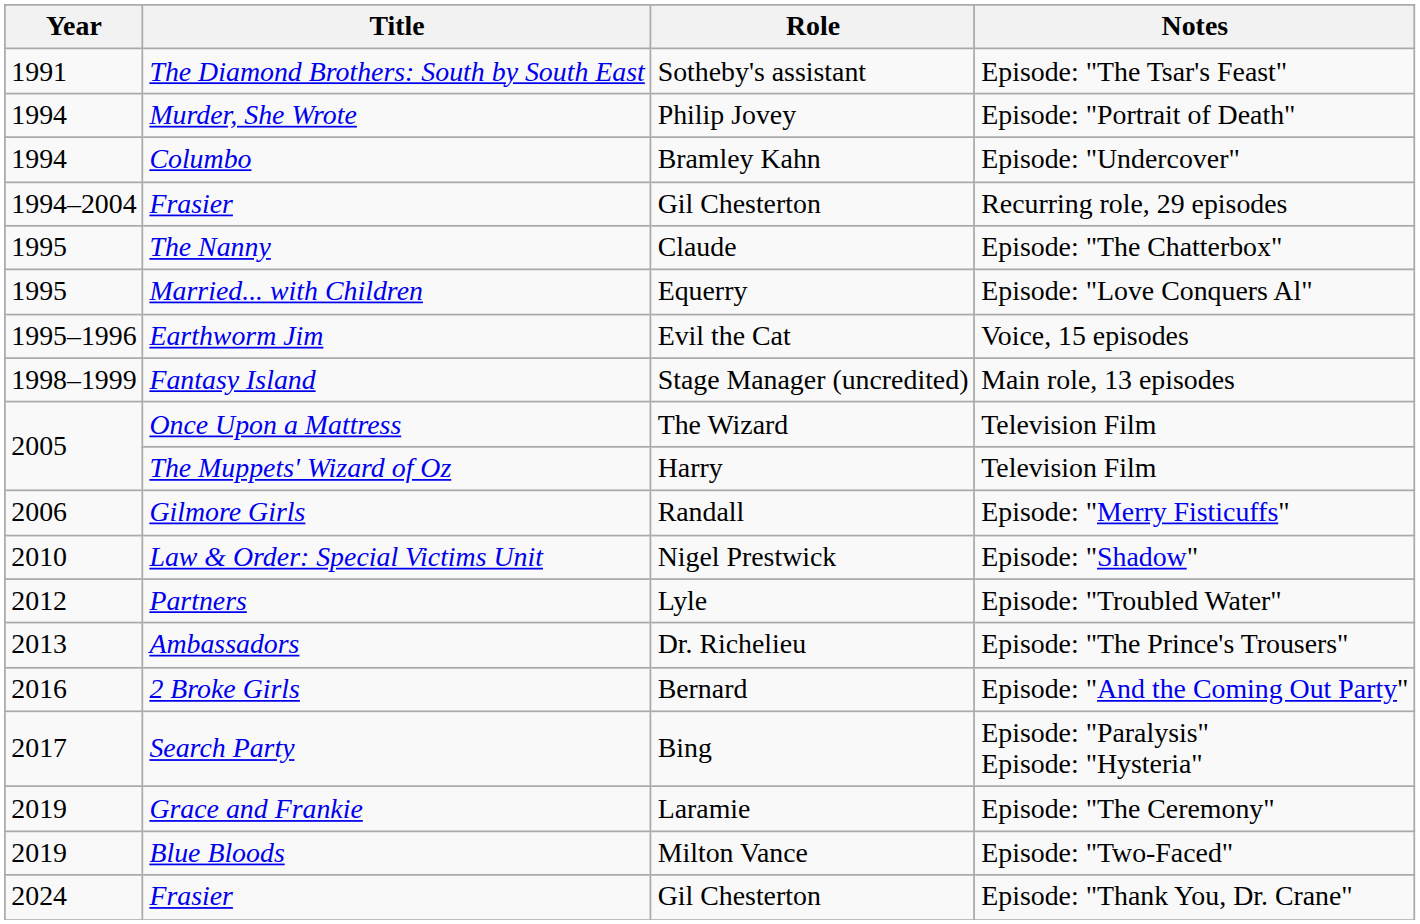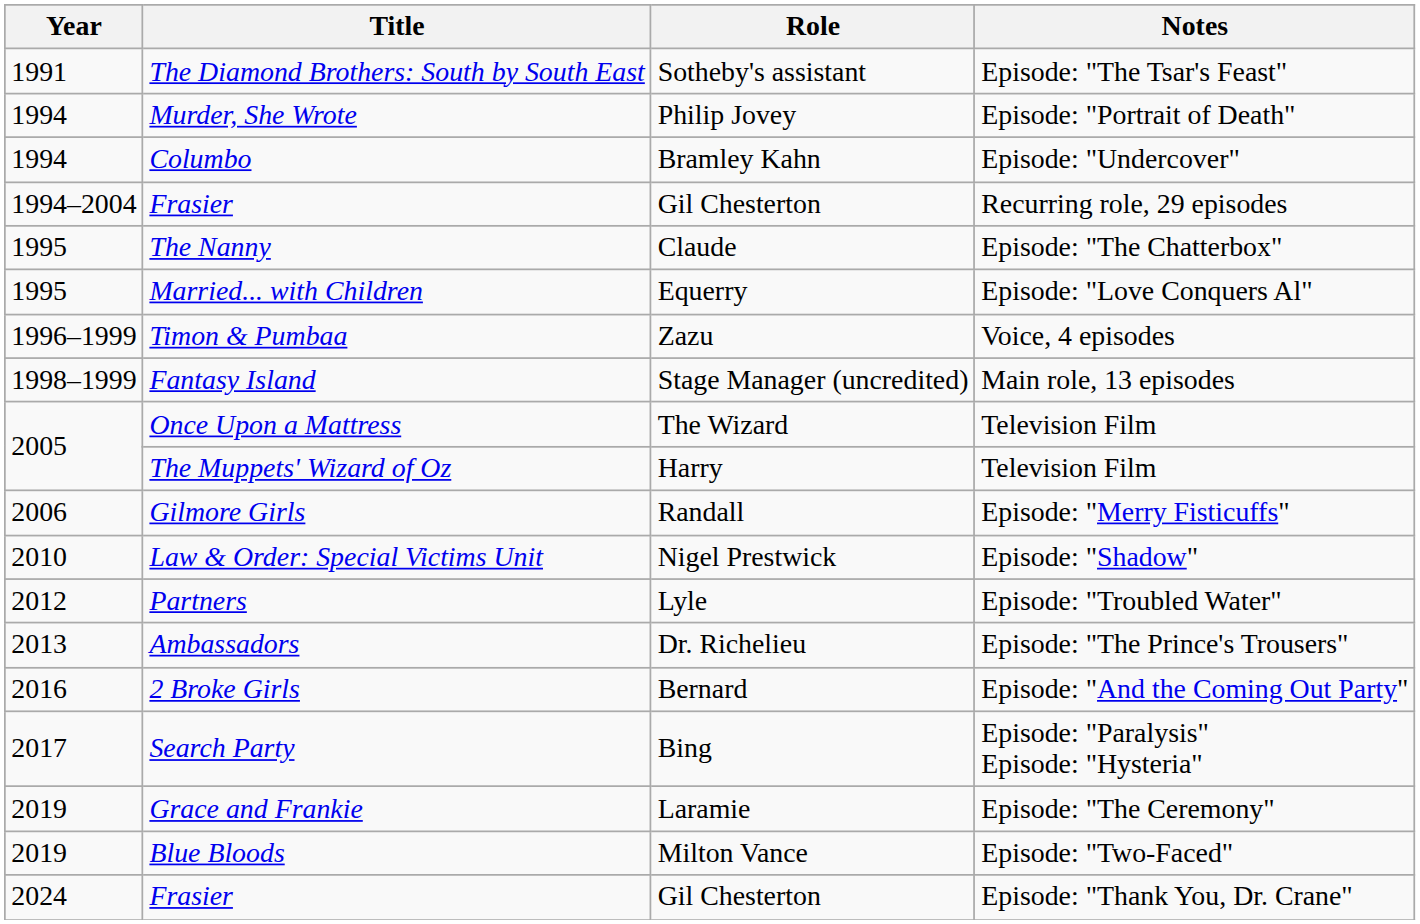- row: (236, 335)
+ row: (248, 335)
